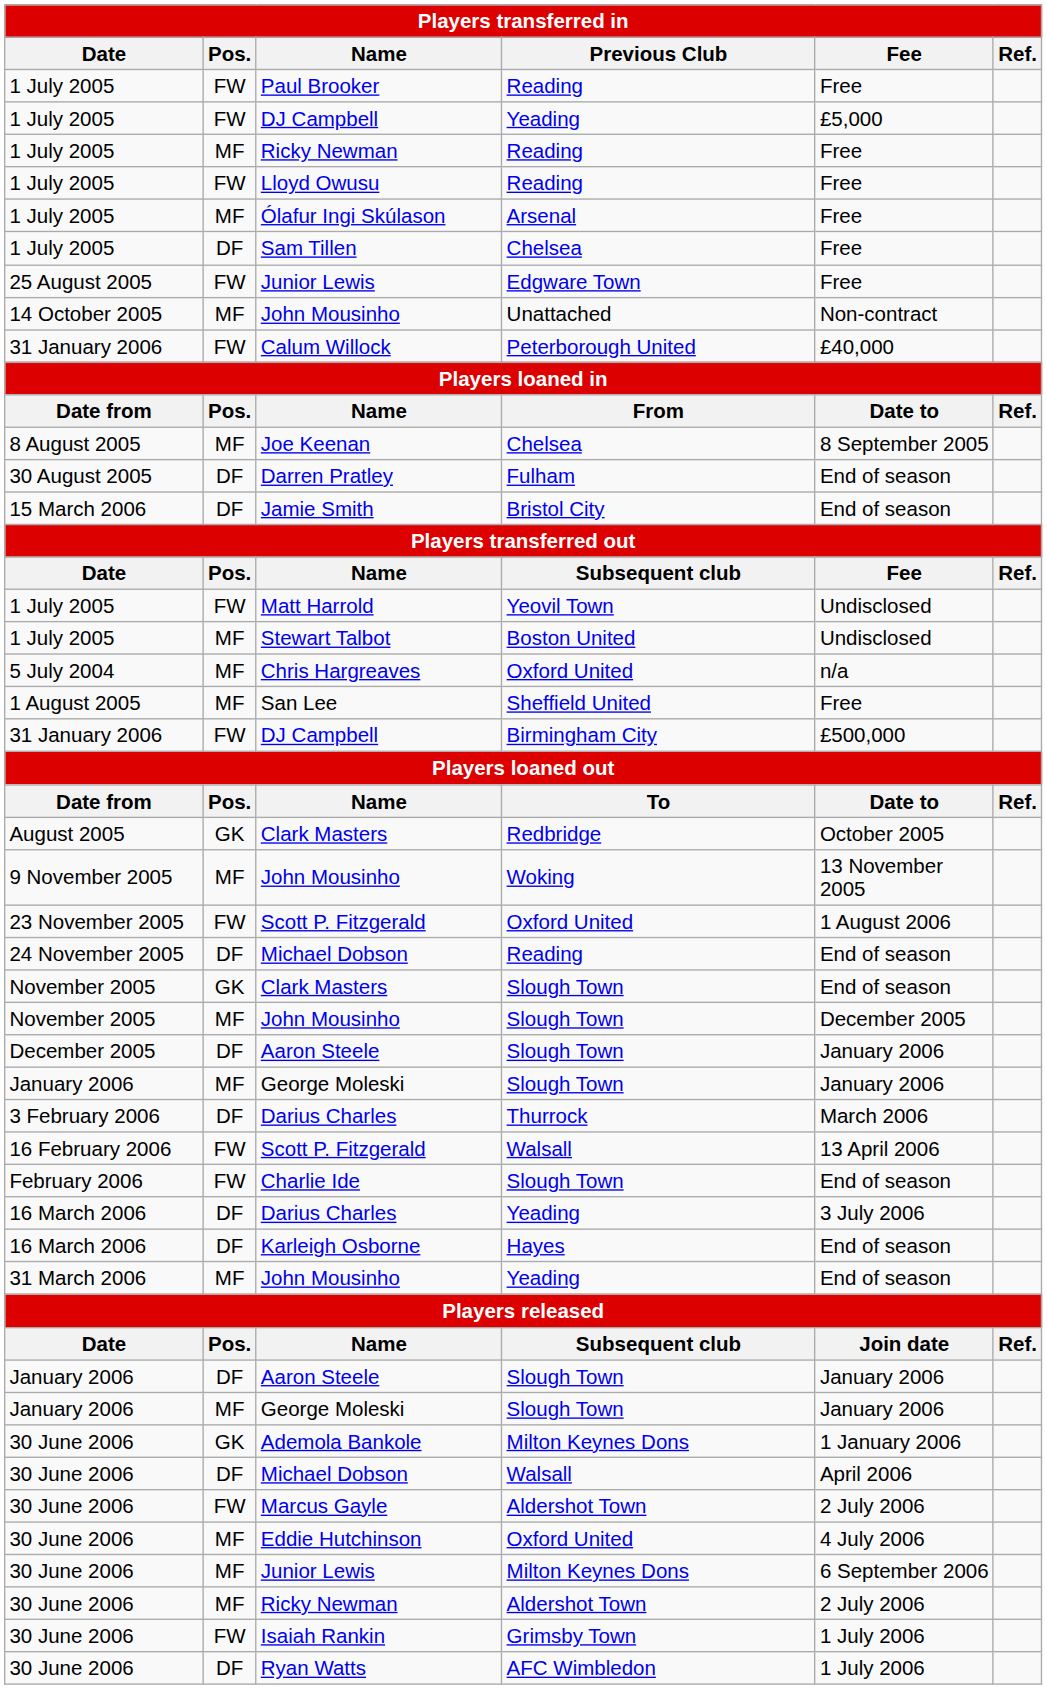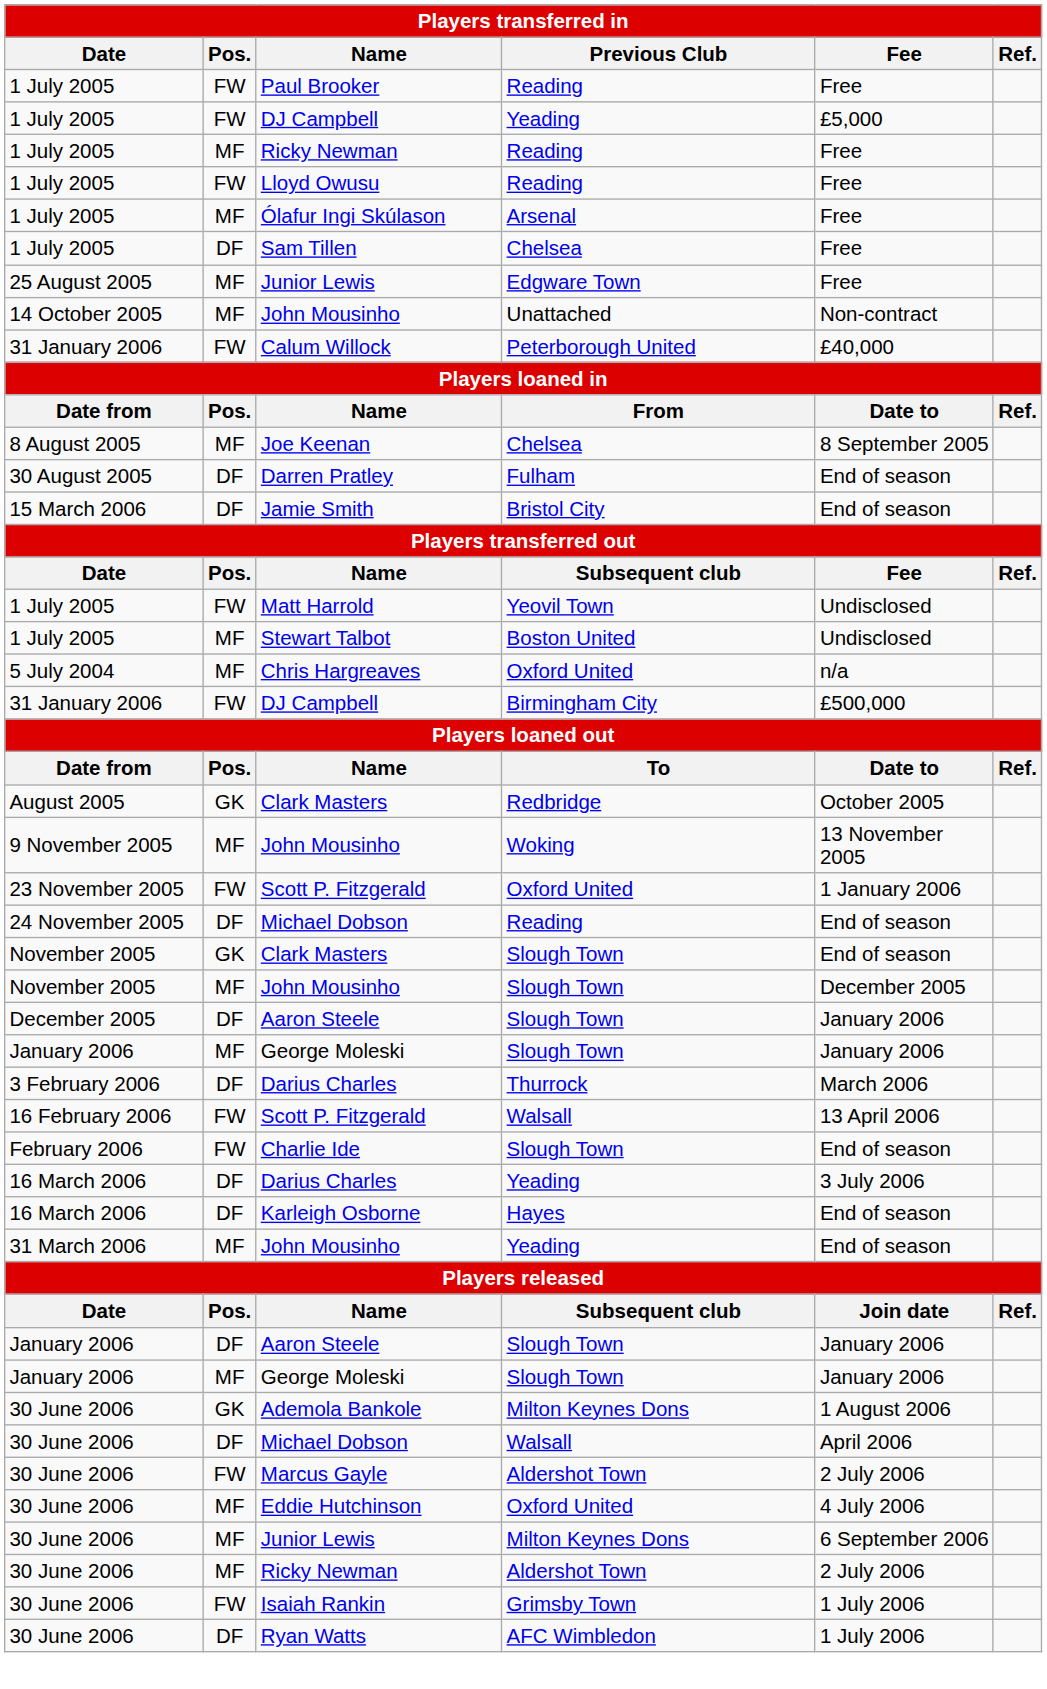(230, 281) FW -> (230, 281) MF
- row: (75, 703)
(885, 921) 1 August 2006 -> (891, 889) 1 January 2006
(891, 1441) 1 January 2006 -> (885, 1408) 1 August 2006
